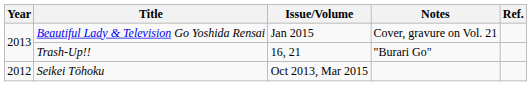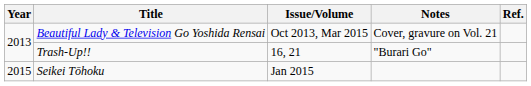(292, 33) Jan 2015 -> (319, 33) Oct 2013, Mar 2015
(19, 71) 2012 -> (19, 71) 2015
(319, 71) Oct 2013, Mar 2015 -> (292, 71) Jan 2015
